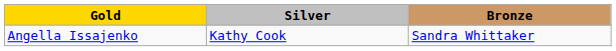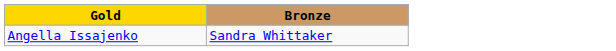- column: (308, 15)
